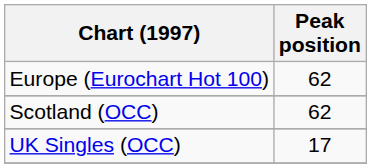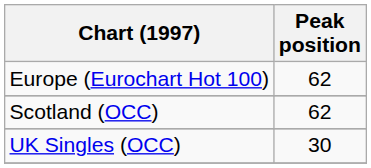(320, 145) 17 -> (320, 145) 30
